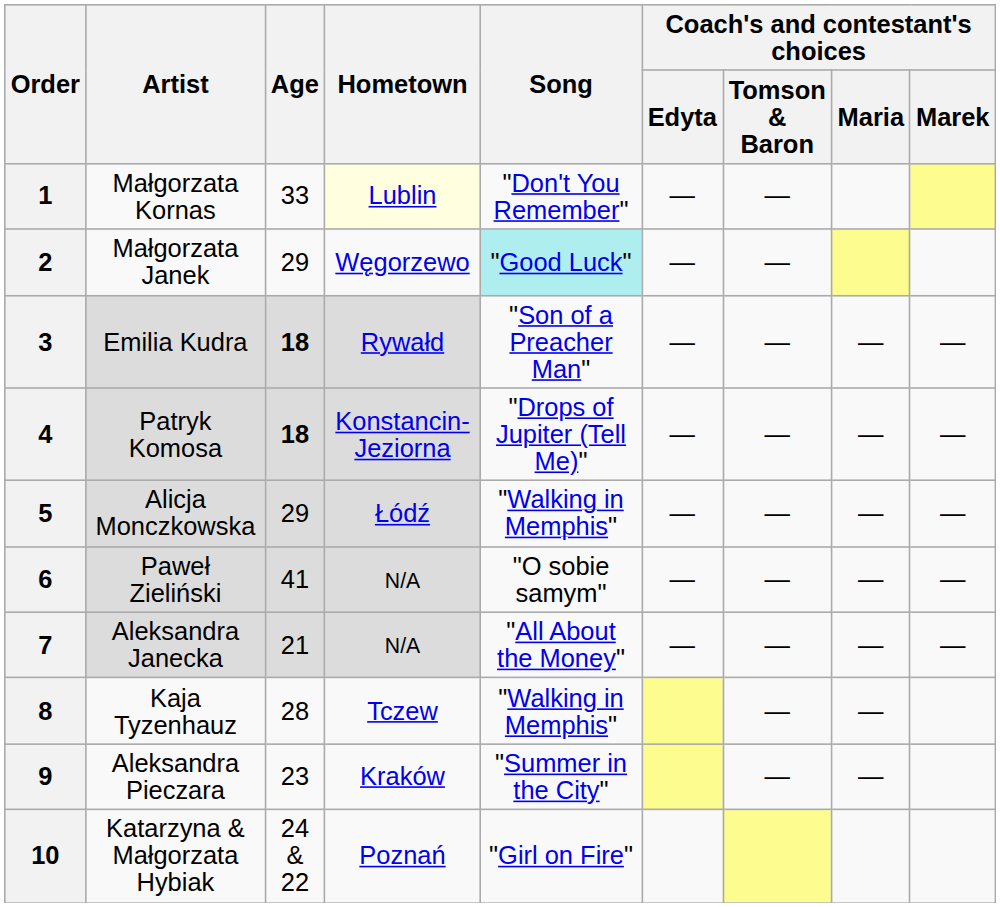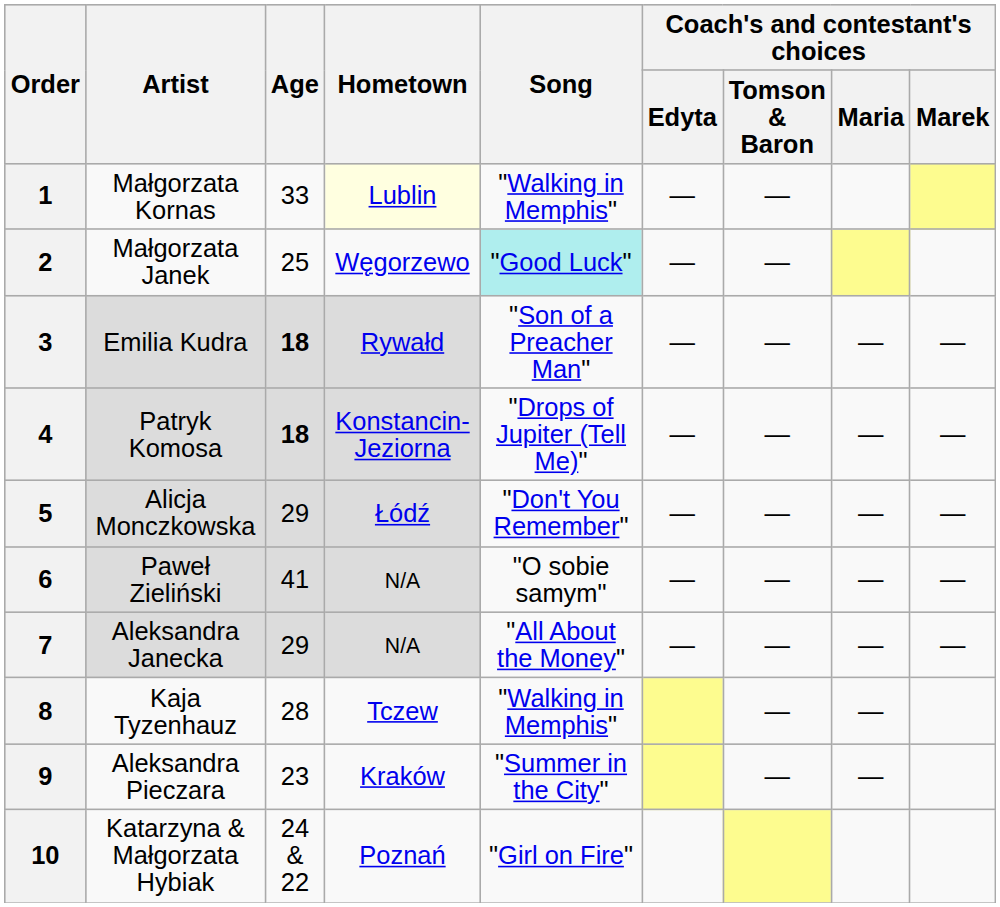(561, 196) "Don't You Remember" -> (561, 196) "Walking in Memphis"
(295, 262) 29 -> (295, 262) 25
(561, 513) "Walking in Memphis" -> (561, 513) "Don't You Remember"
(295, 645) 21 -> (295, 645) 29
